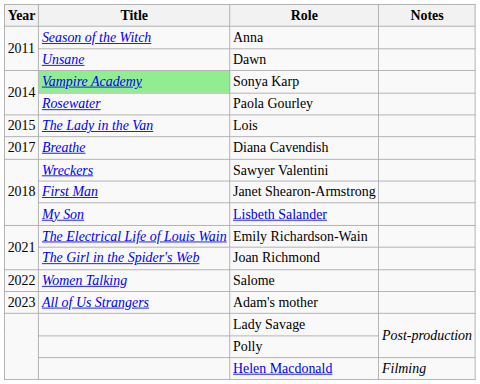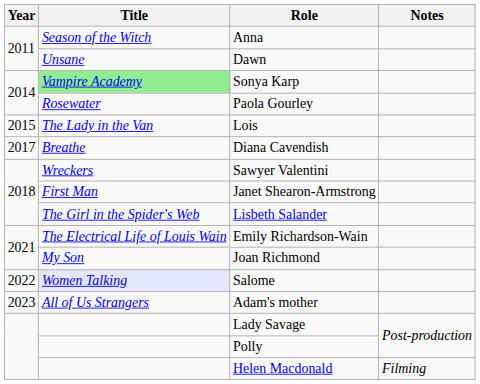(63, 214) My Son -> (121, 214) The Girl in the Spider's Web
(121, 258) The Girl in the Spider's Web -> (63, 258) My Son
(85, 280) no background -> (85, 280) lavender background
